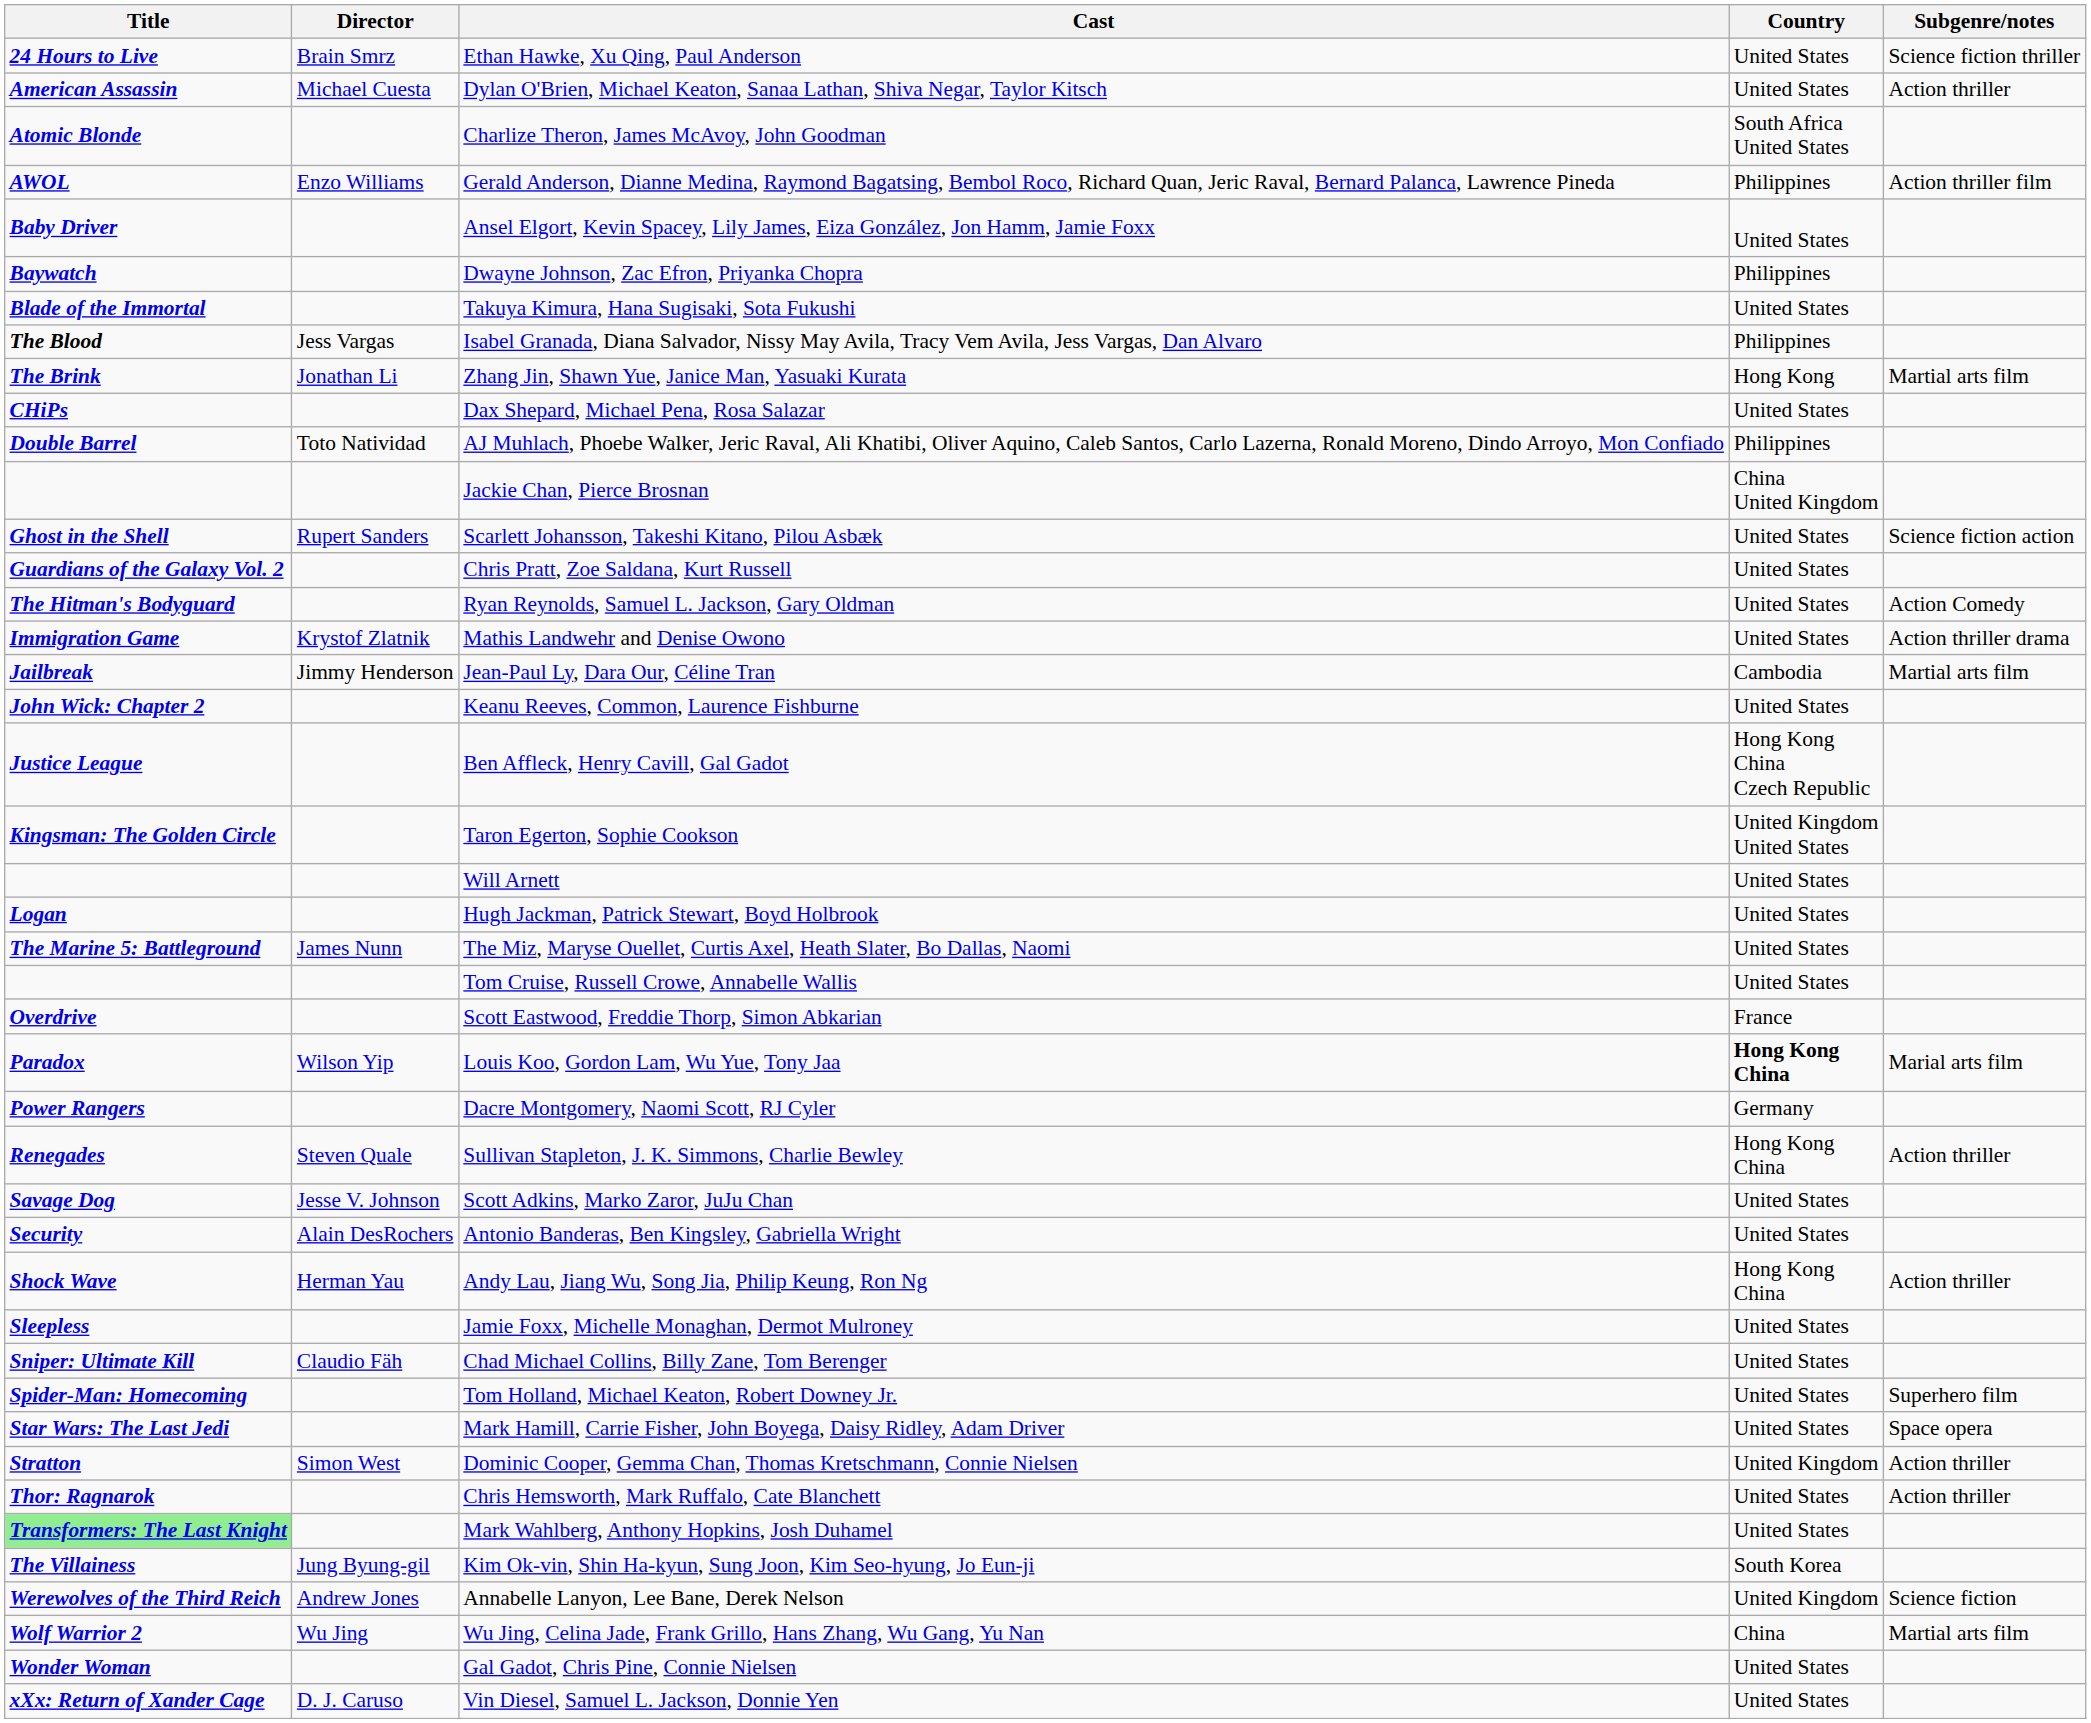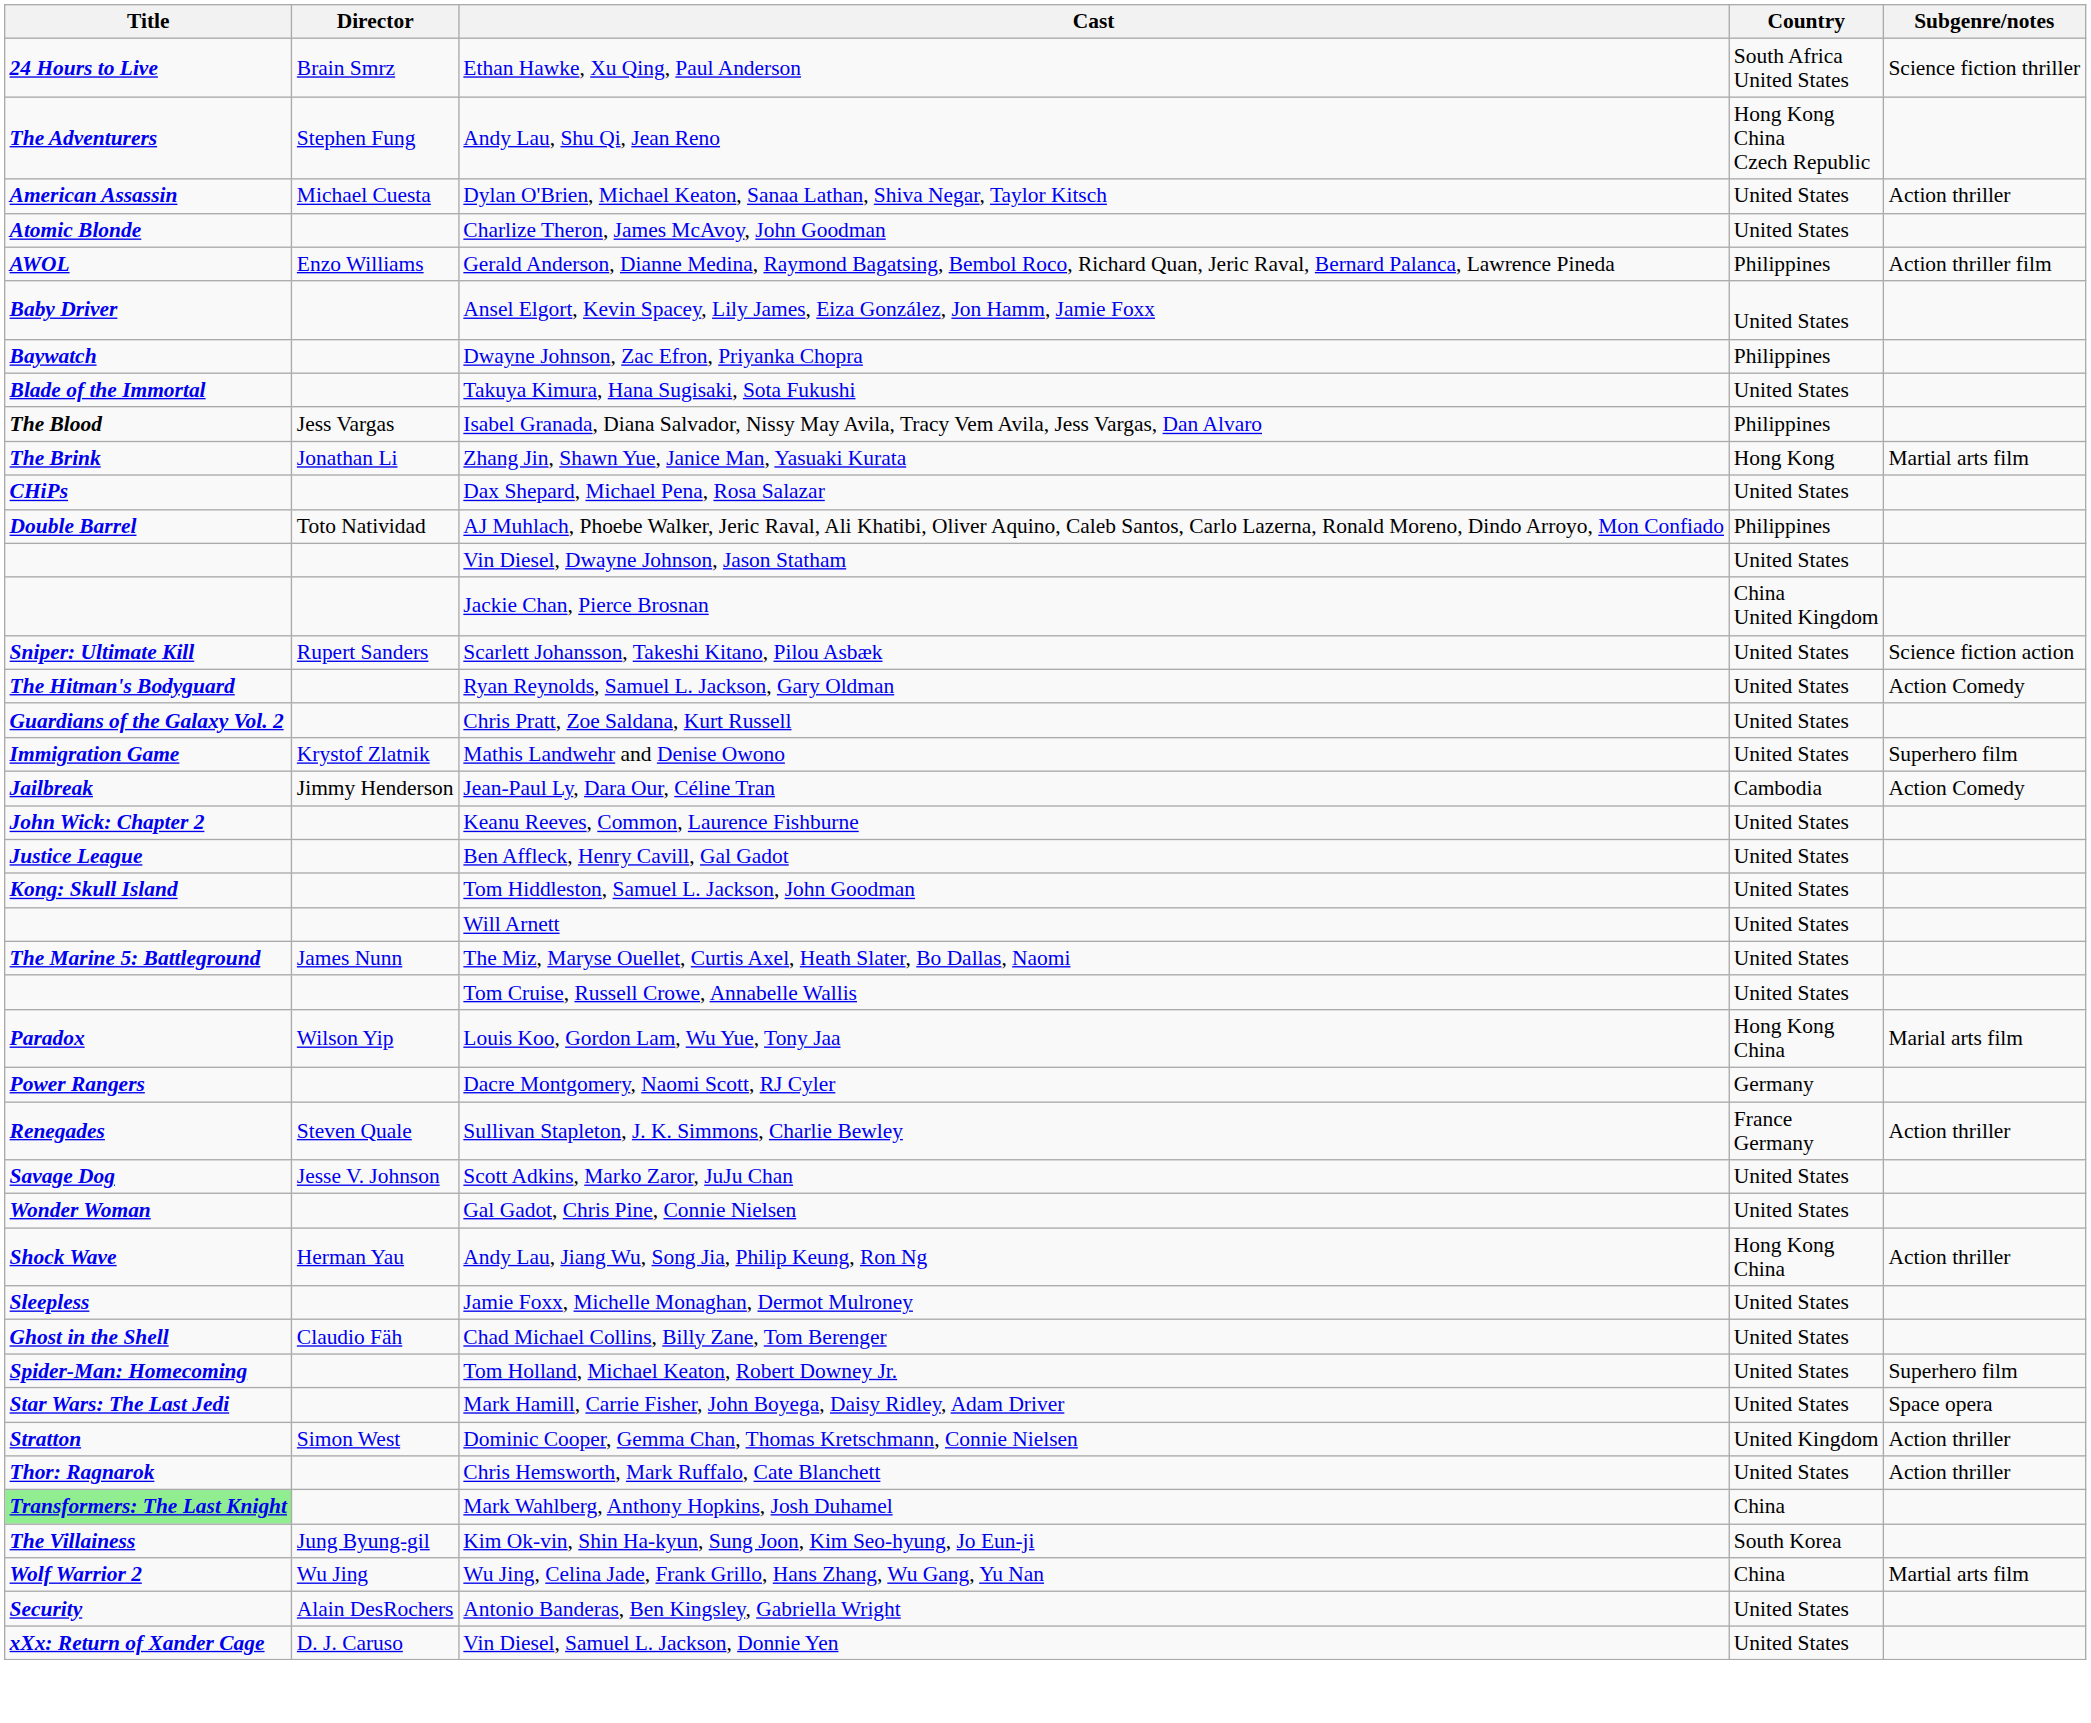(1791, 55) United States -> (1791, 67) South Africa United States
+ row: (592, 137)
(1791, 135) South Africa United States -> (1791, 229) United States
+ row: (655, 560)
(89, 535) Ghost in the Shell -> (102, 652) Sniper: Ultimate Kill
rows swapped: (627, 569) <-> (679, 603)
(1979, 637) Action thriller drama -> (1953, 754) Superhero film
(1959, 671) Martial arts film -> (1957, 788) Action Comedy
(1802, 764) Hong Kong China Czech Republic -> (1791, 856) United States
- row: (601, 834)
+ row: (689, 890)
- row: (671, 914)
- row: (672, 1016)
(1787, 1062) bold -> (1784, 1038) normal
(1784, 1154) Hong Kong China -> (1774, 1130) France Germany
rows swapped: (682, 1234) <-> (630, 1666)
(102, 1360) Sniper: Ultimate Kill -> (89, 1336) Ghost in the Shell
(1791, 1530) United States -> (1759, 1506) China
- row: (654, 1598)
